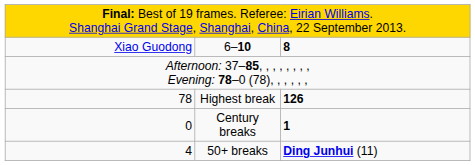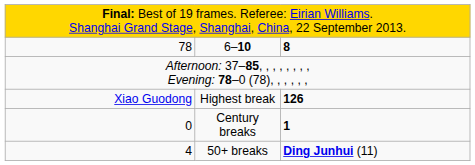(153, 47) Xiao Guodong -> (185, 47) 78
(185, 99) 78 -> (153, 99) Xiao Guodong
